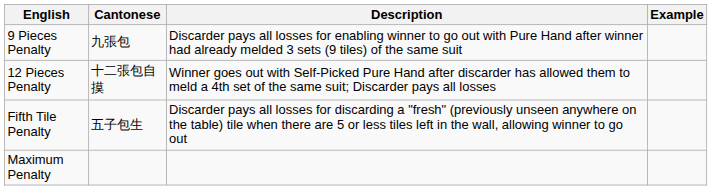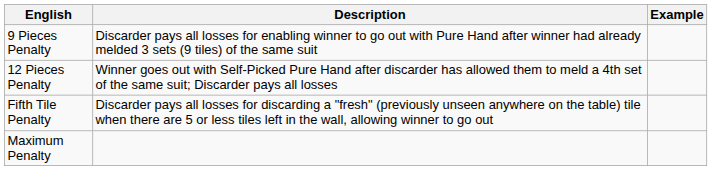- column: (127, 14)
